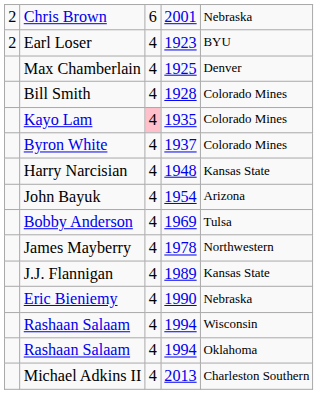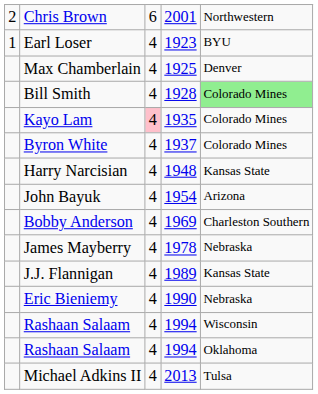(228, 17) Nebraska -> (239, 17) Northwestern
(12, 42) 2 -> (12, 42) 1
(245, 94) no background -> (245, 94) lightgreen background
(218, 222) Tulsa -> (256, 222) Charleston Southern
(239, 247) Northwestern -> (228, 247) Nebraska
(256, 376) Charleston Southern -> (218, 376) Tulsa
